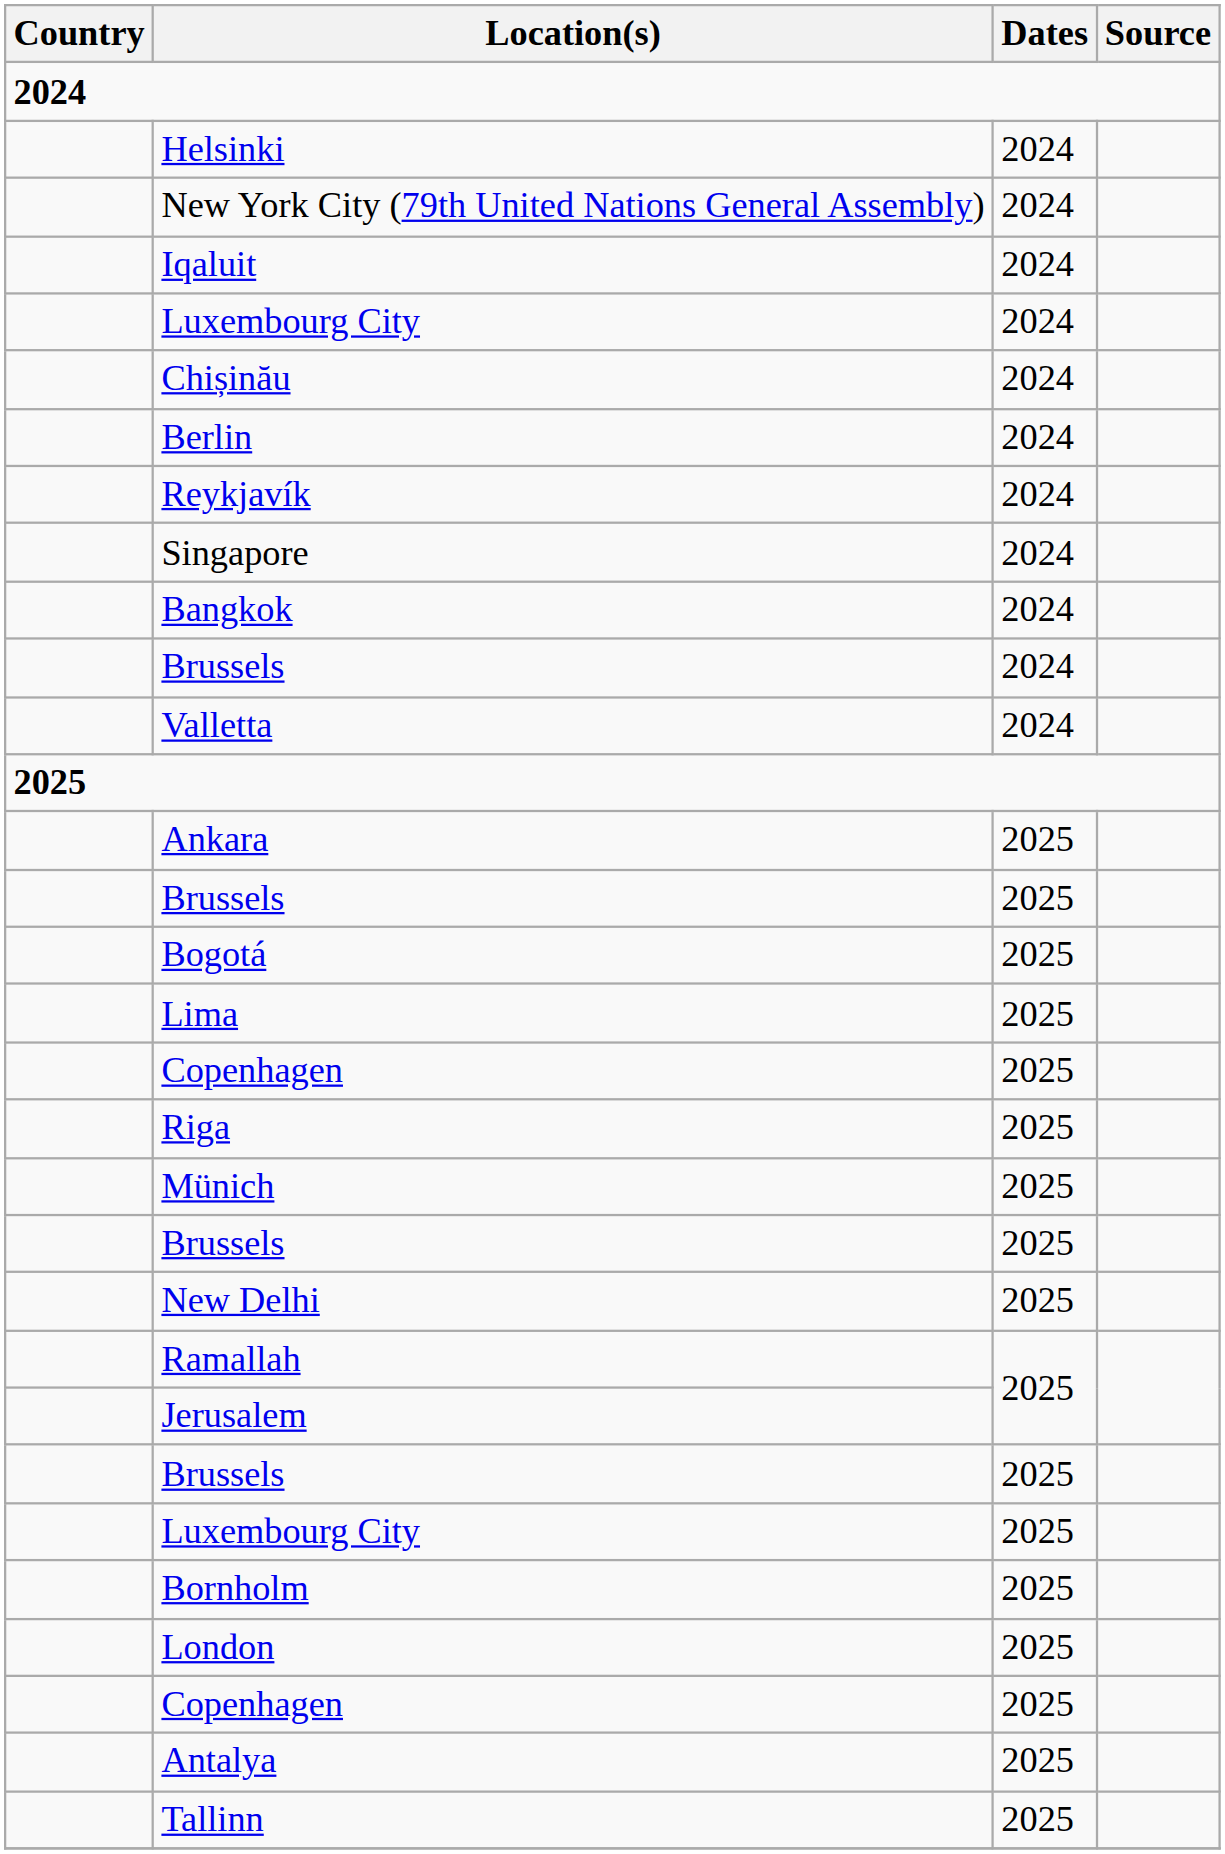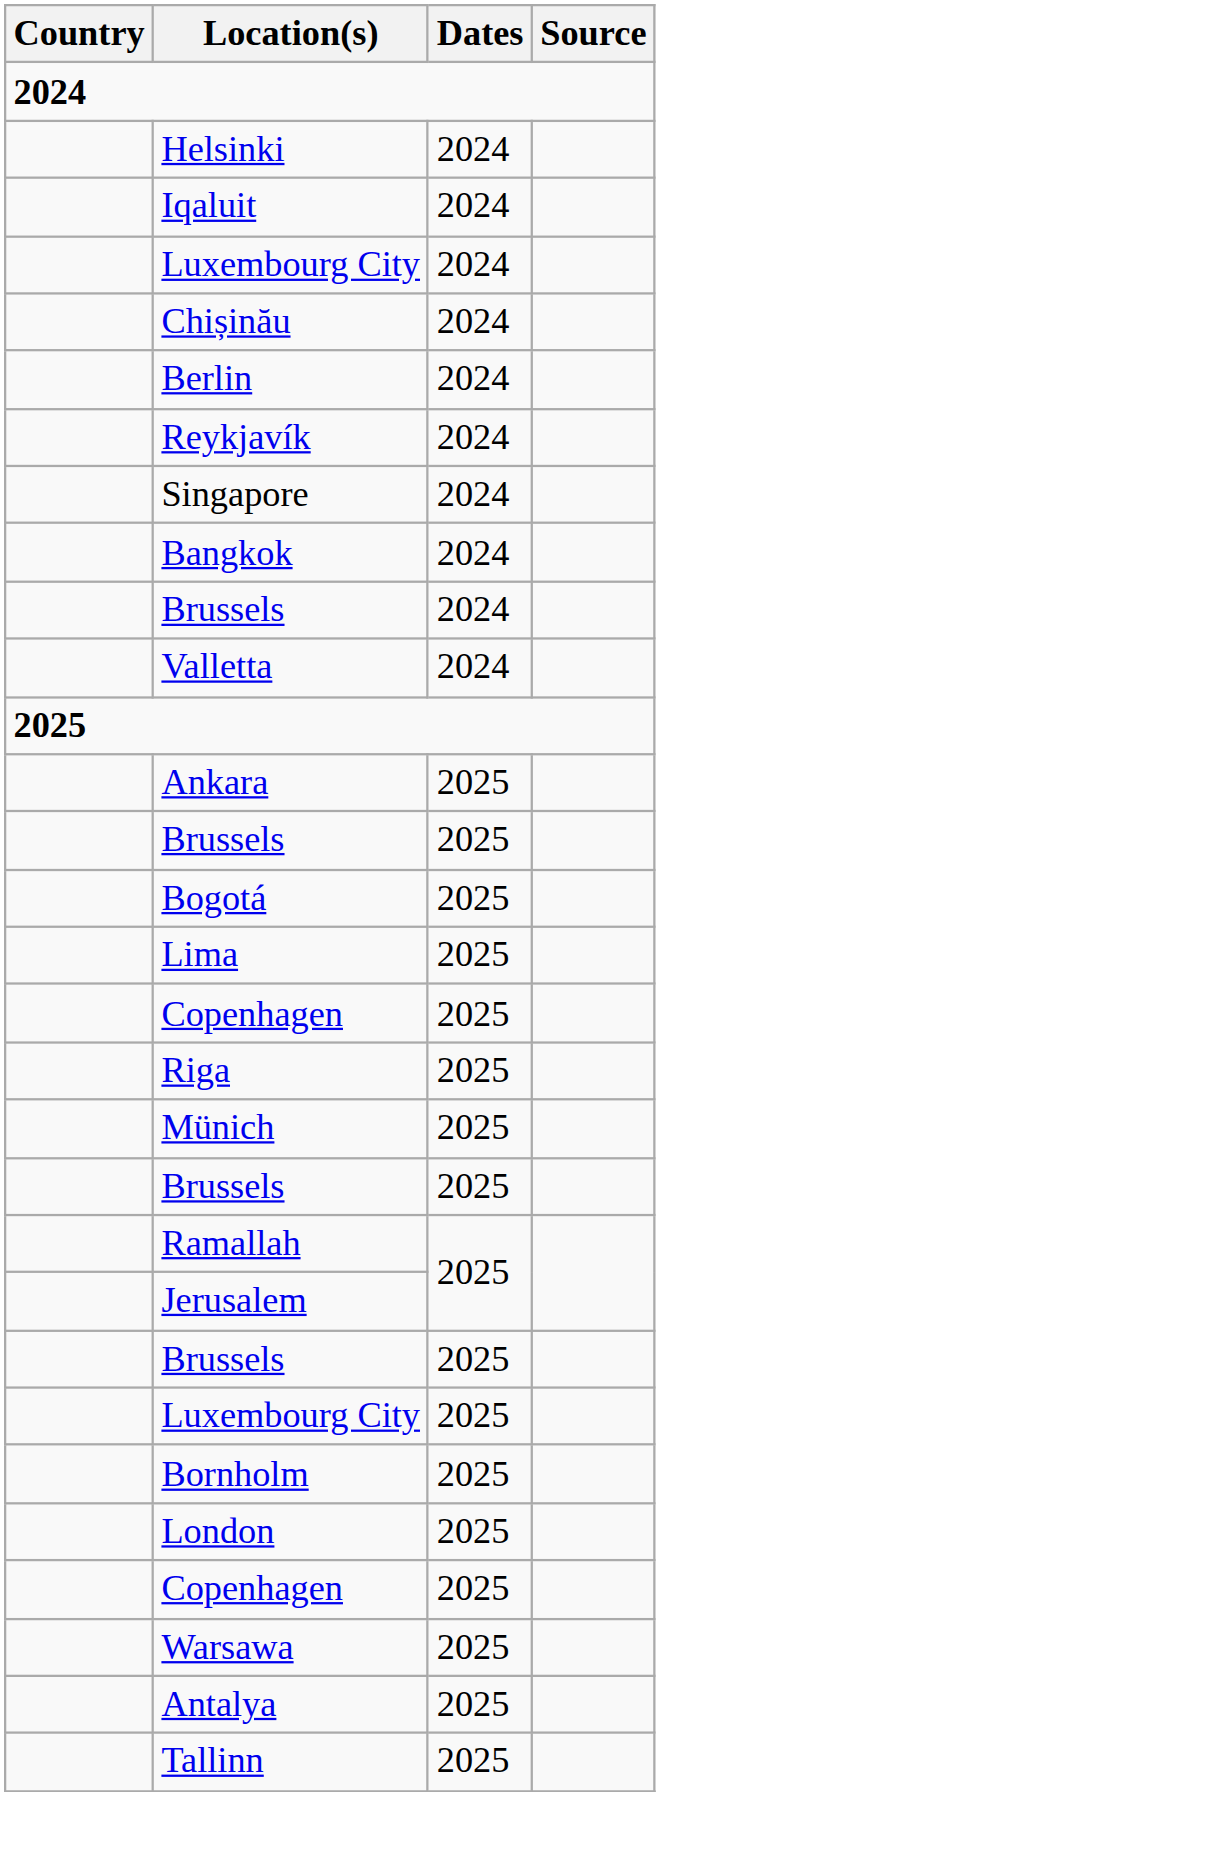- row: (573, 206)
- row: (241, 1300)
+ row: (228, 1646)
